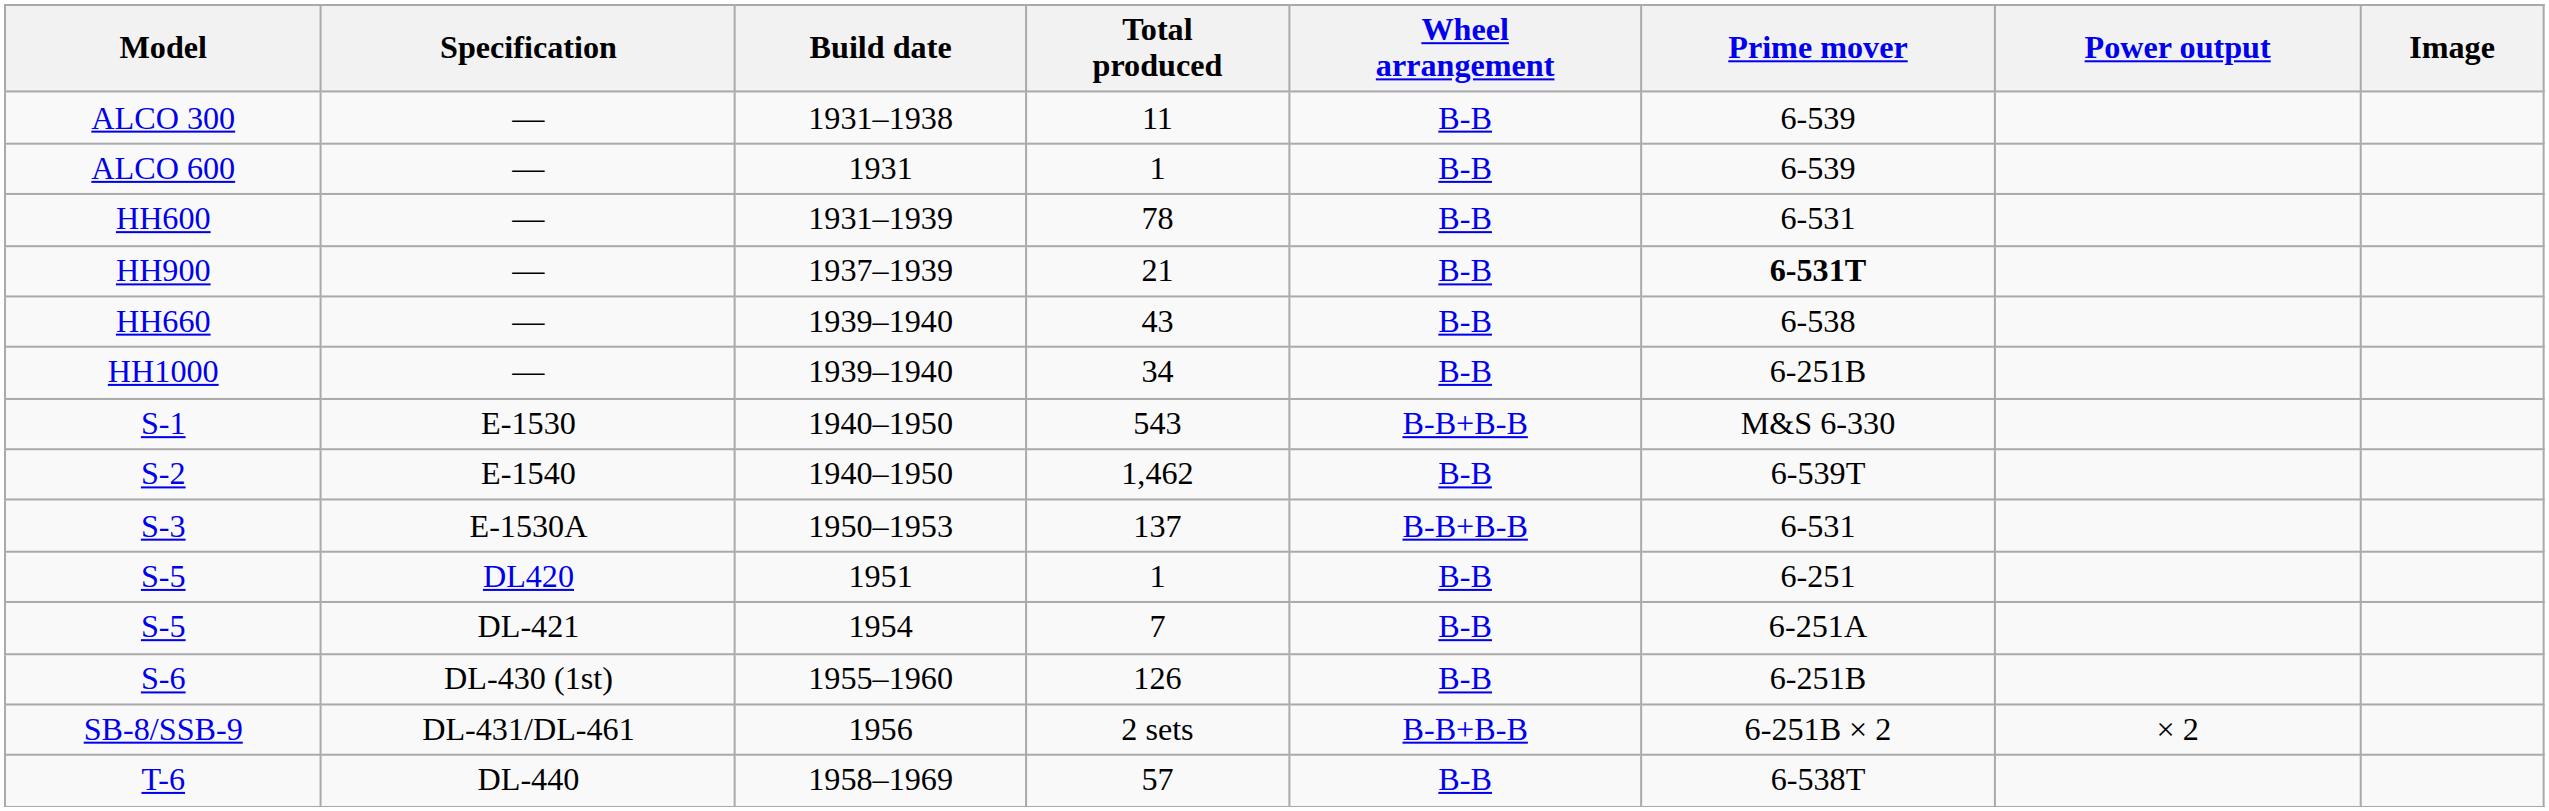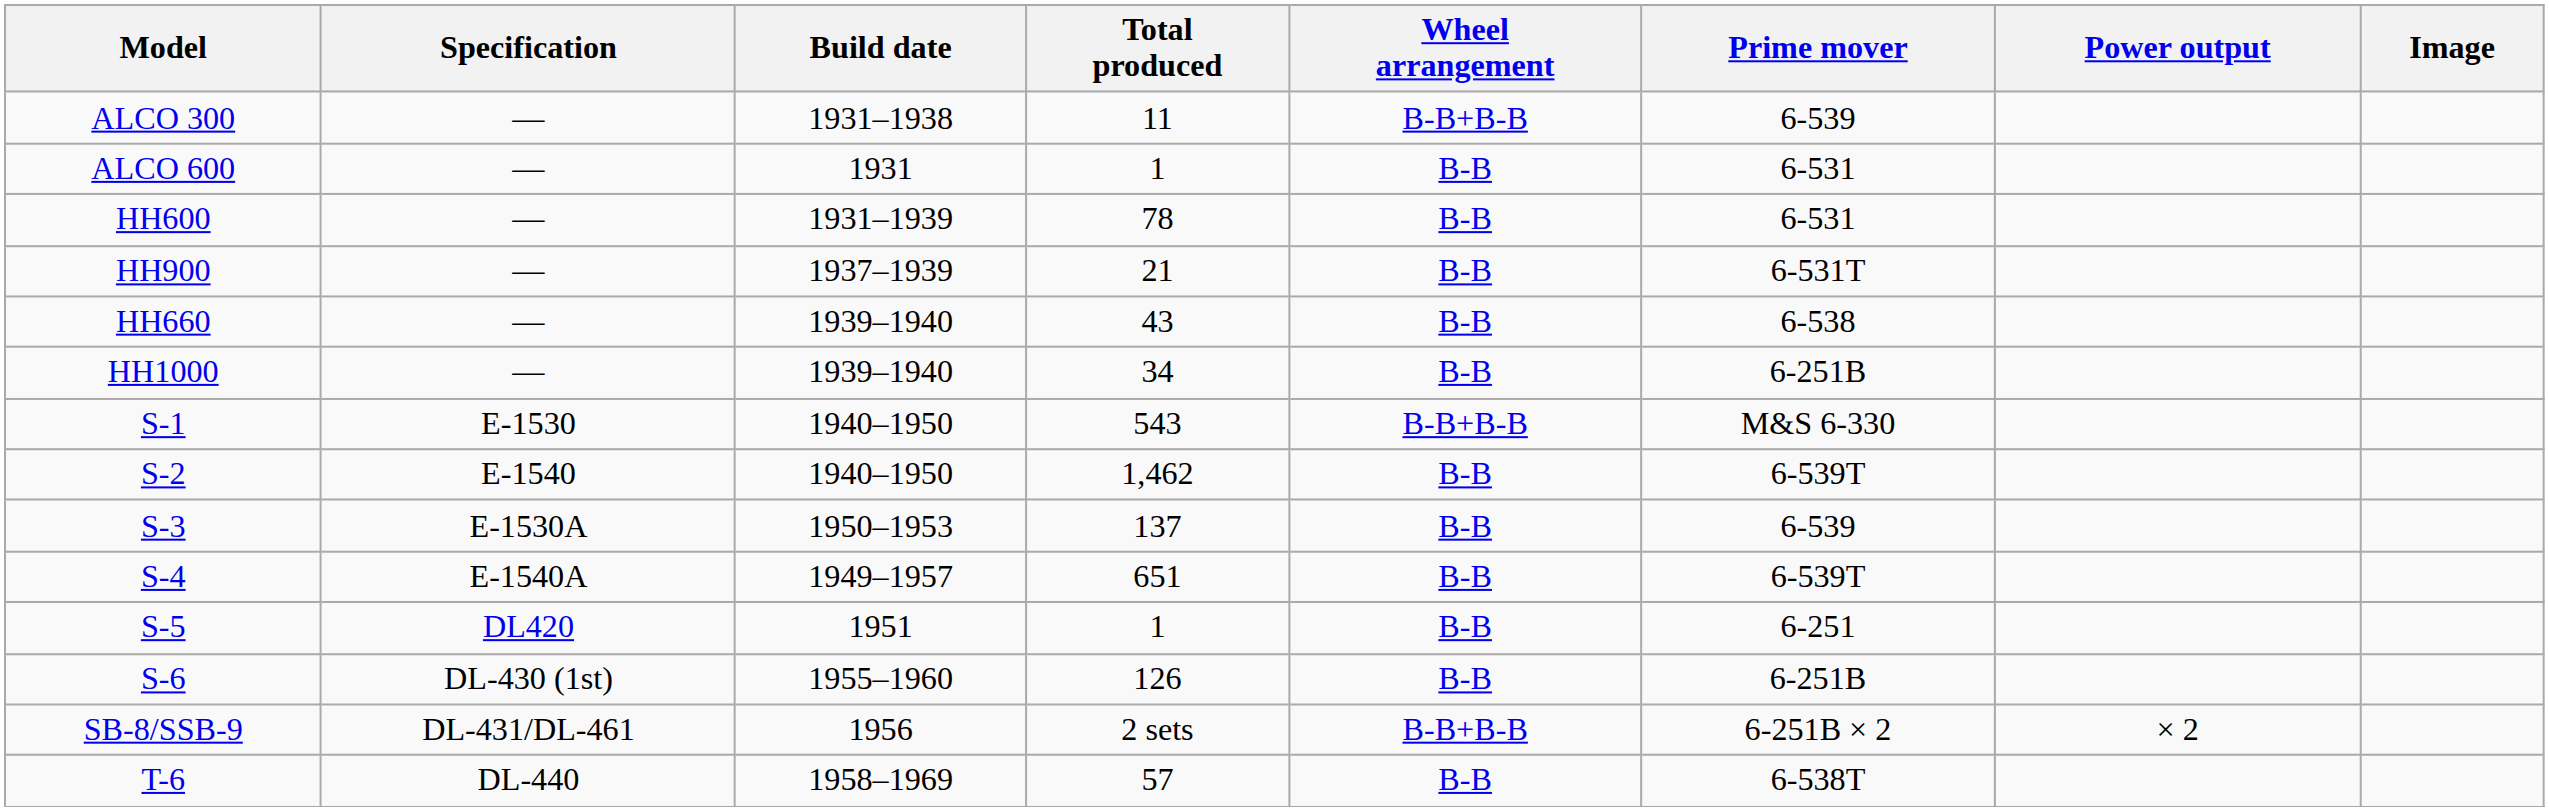(1465, 117) B-B -> (1465, 117) B-B+B-B
(1818, 168) 6-539 -> (1818, 168) 6-531
(1818, 270) bold -> (1818, 270) normal
(1465, 525) B-B+B-B -> (1465, 525) B-B
(1818, 525) 6-531 -> (1818, 525) 6-539
+ row: (163, 576)
- row: (163, 627)
